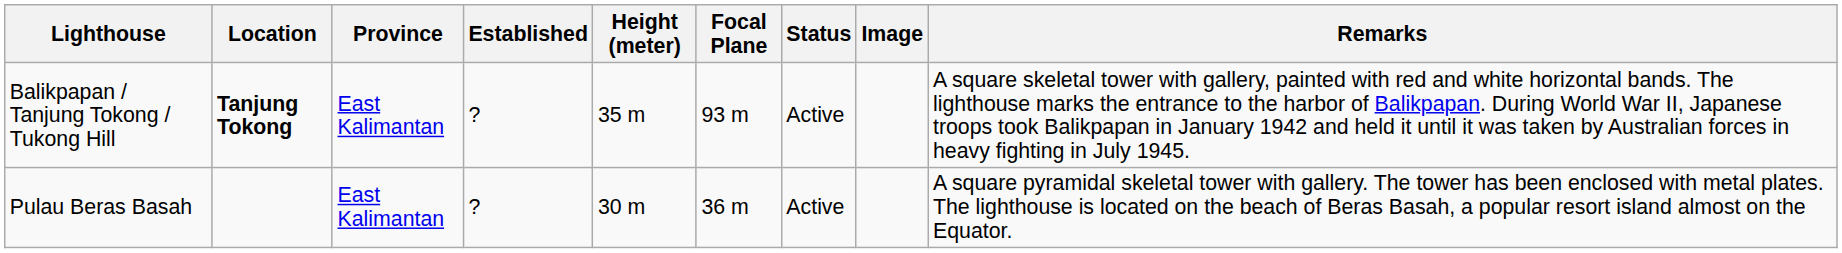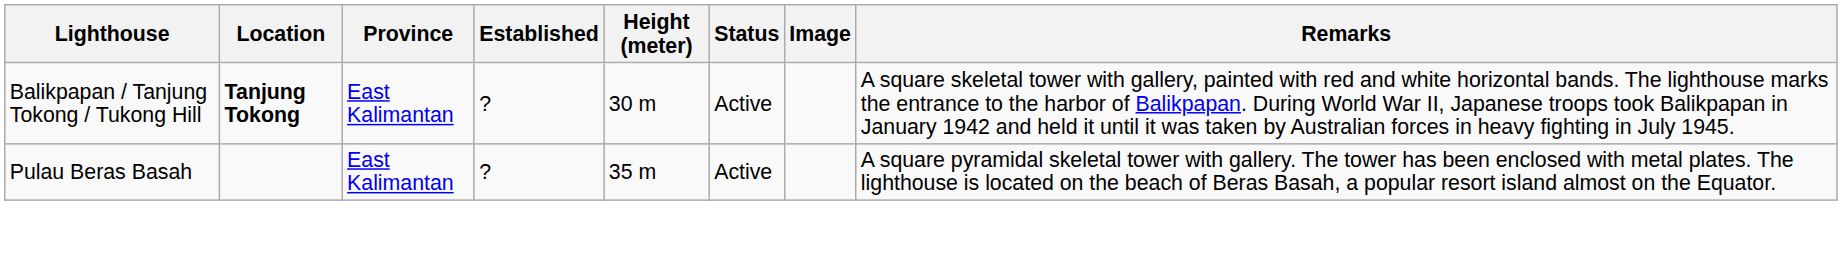- column: (739, 34)
(622, 115) 35 m -> (632, 103) 30 m
(622, 208) 30 m -> (632, 172) 35 m
